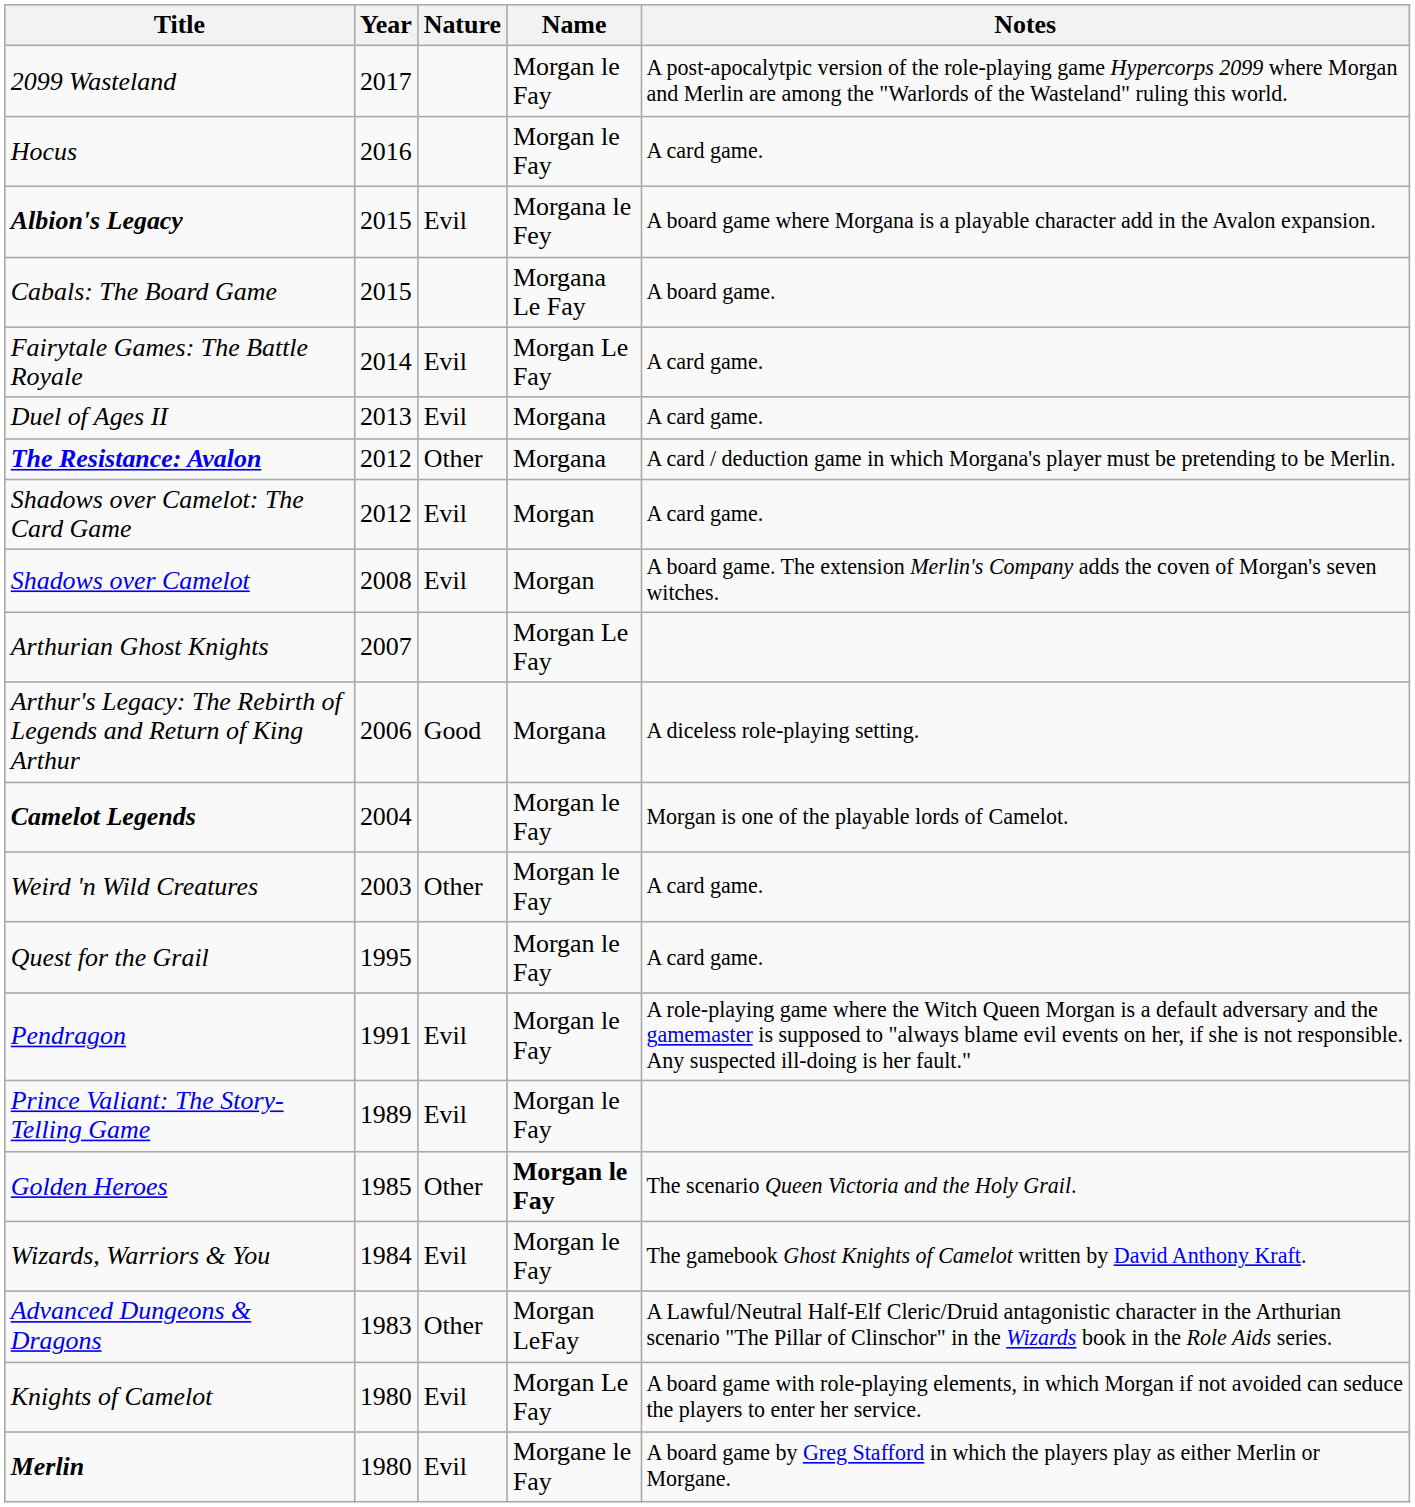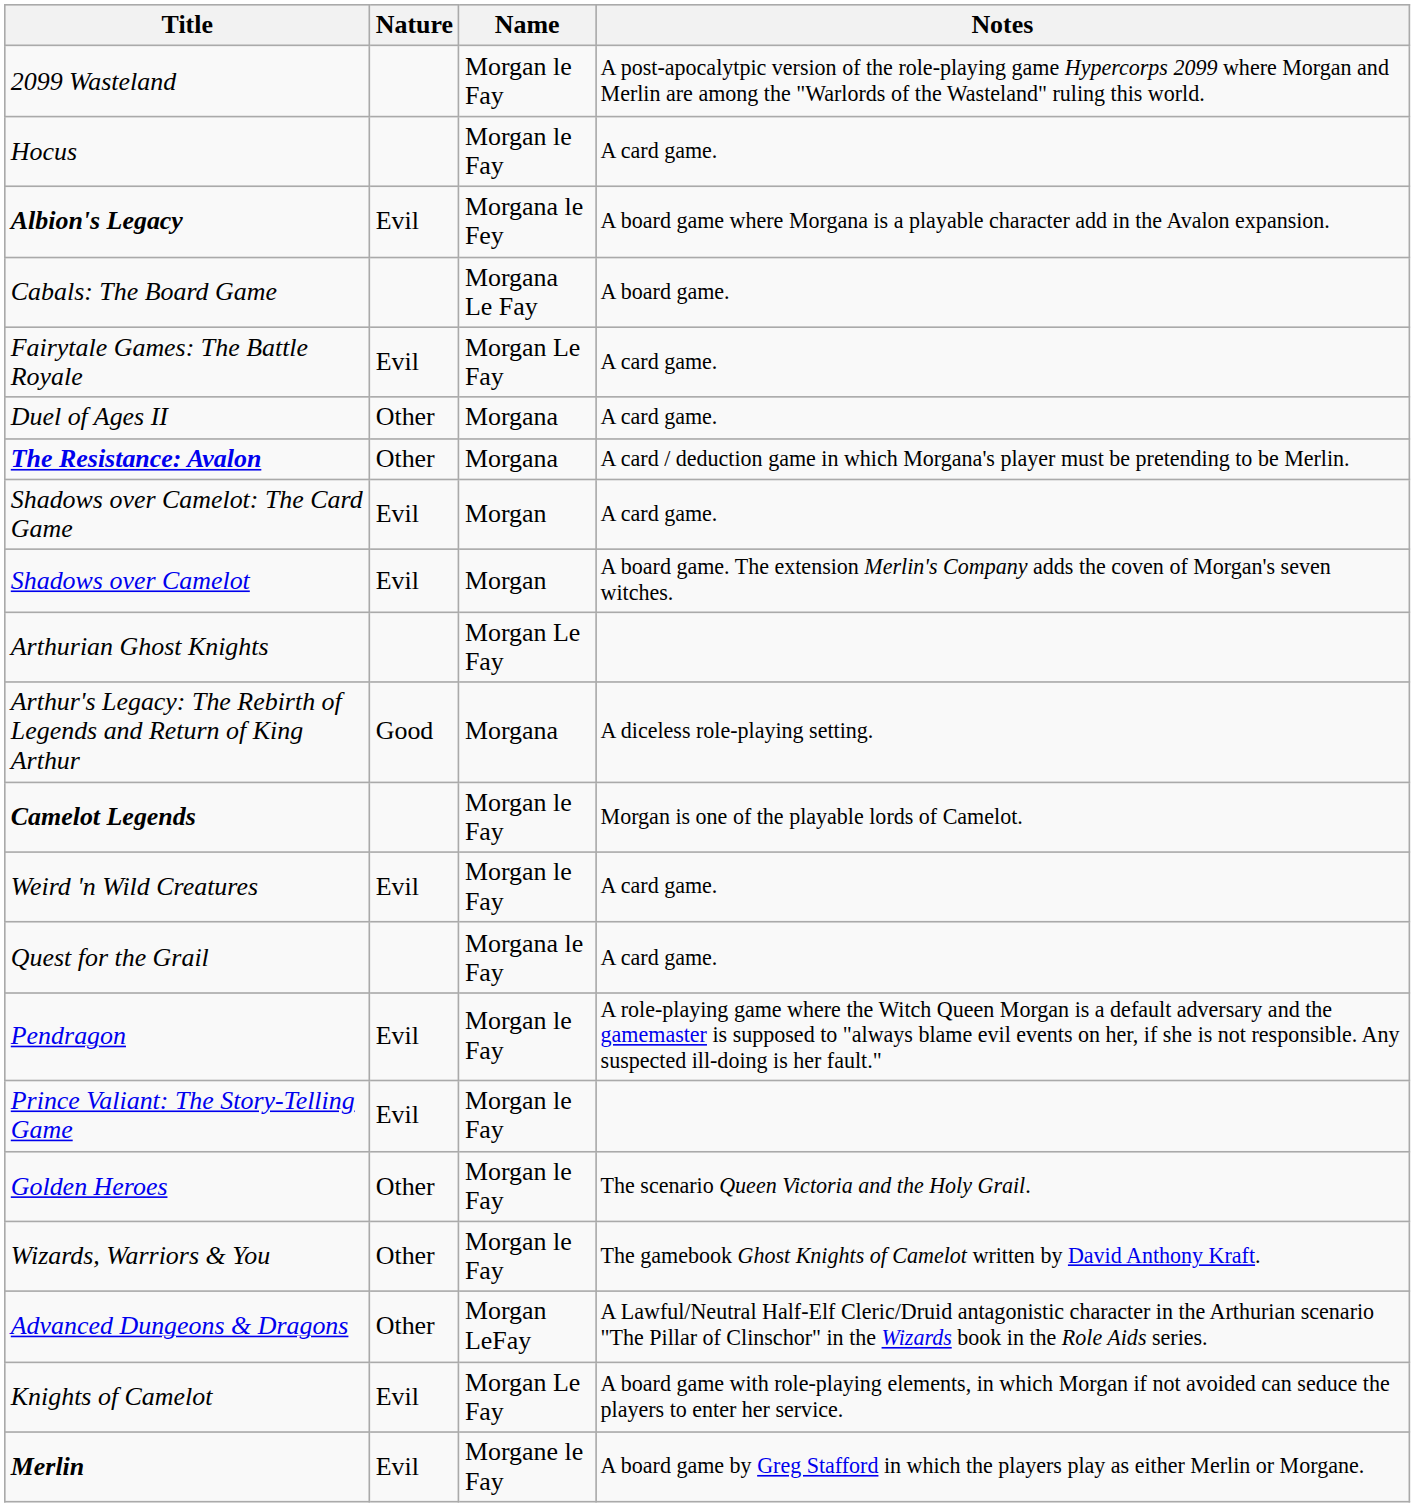- column: (386, 25)
(445, 417) Evil -> (405, 417) Other
(453, 886) Other -> (397, 886) Evil
(566, 957) Morgan le Fay -> (524, 957) Morgana le Fay
(570, 1185) bold -> (518, 1185) normal
(445, 1256) Evil -> (405, 1256) Other
